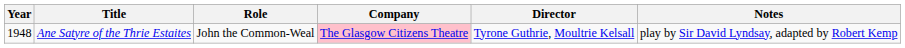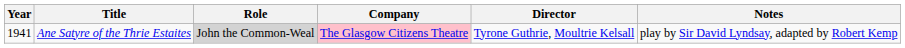(19, 33) 1948 -> (19, 33) 1941
(256, 33) no background -> (256, 33) lightgrey background
